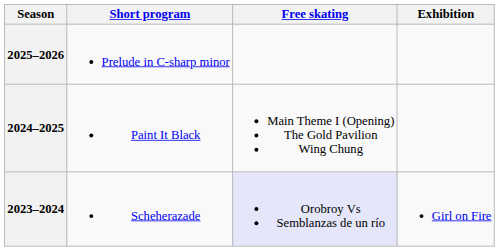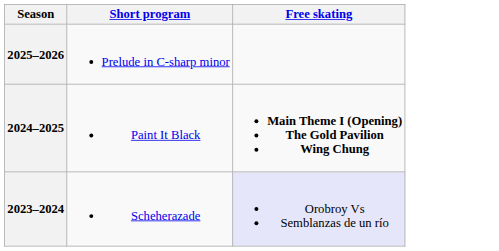- column: (446, 14)
(315, 135) normal -> (319, 135) bold
